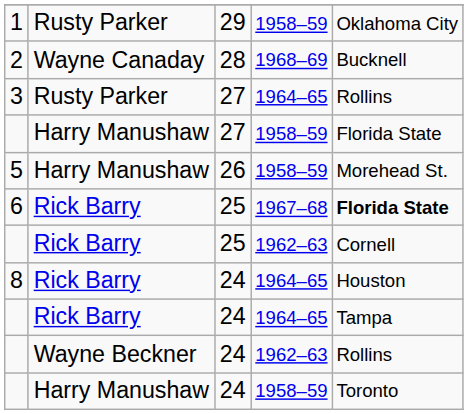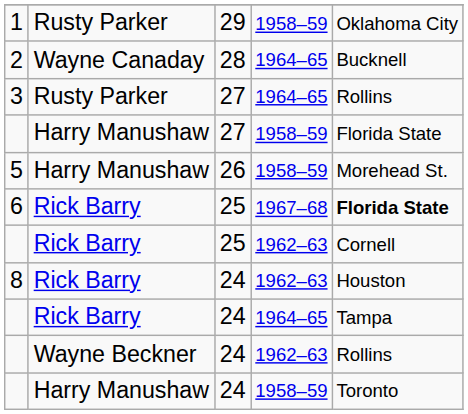(291, 60) 1968–69 -> (291, 60) 1964–65
(291, 281) 1964–65 -> (291, 281) 1962–63
